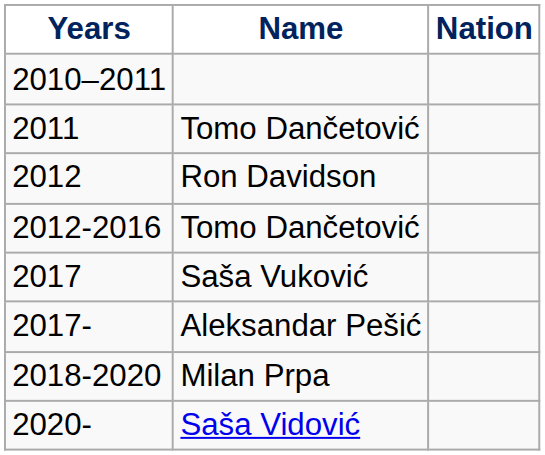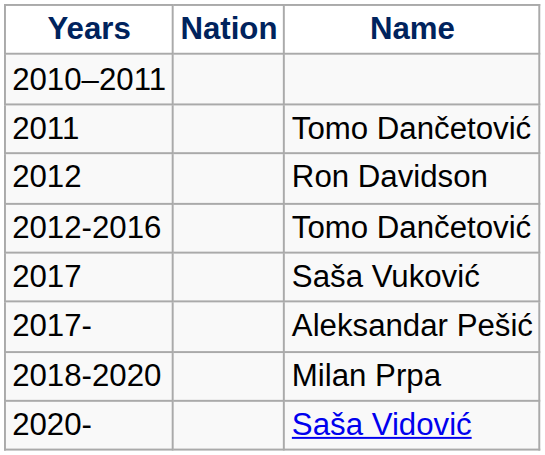columns swapped: (301, 29) <-> (484, 29)
